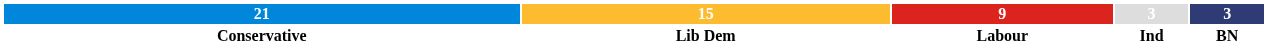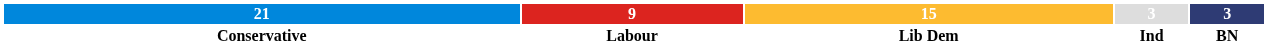columns swapped: (706, 14) <-> (1002, 14)
